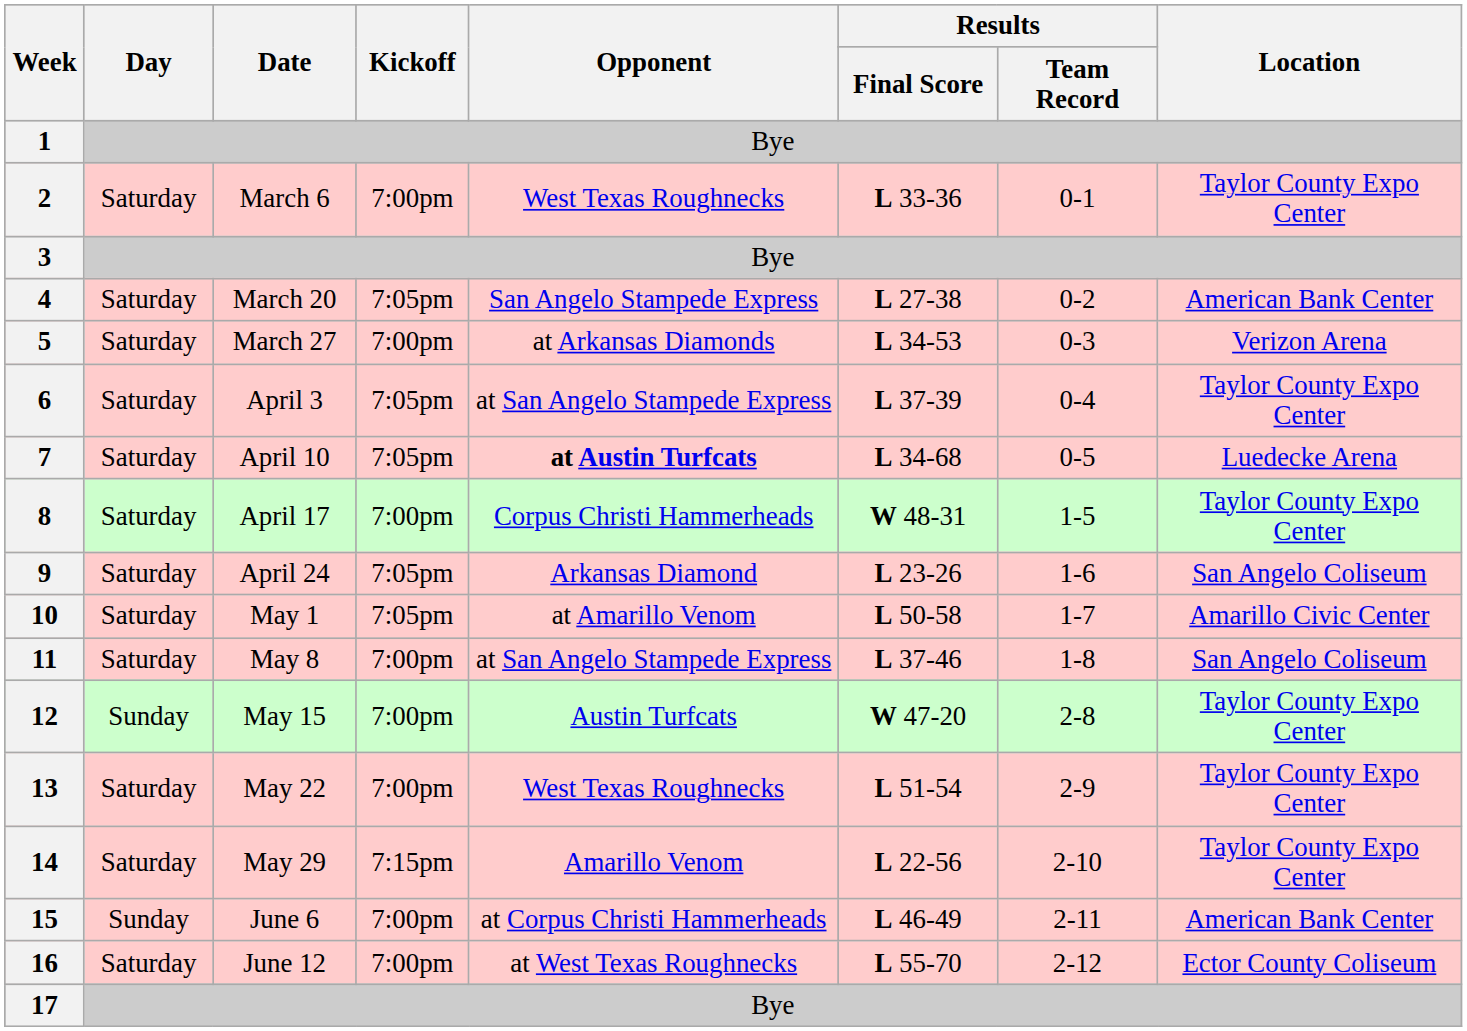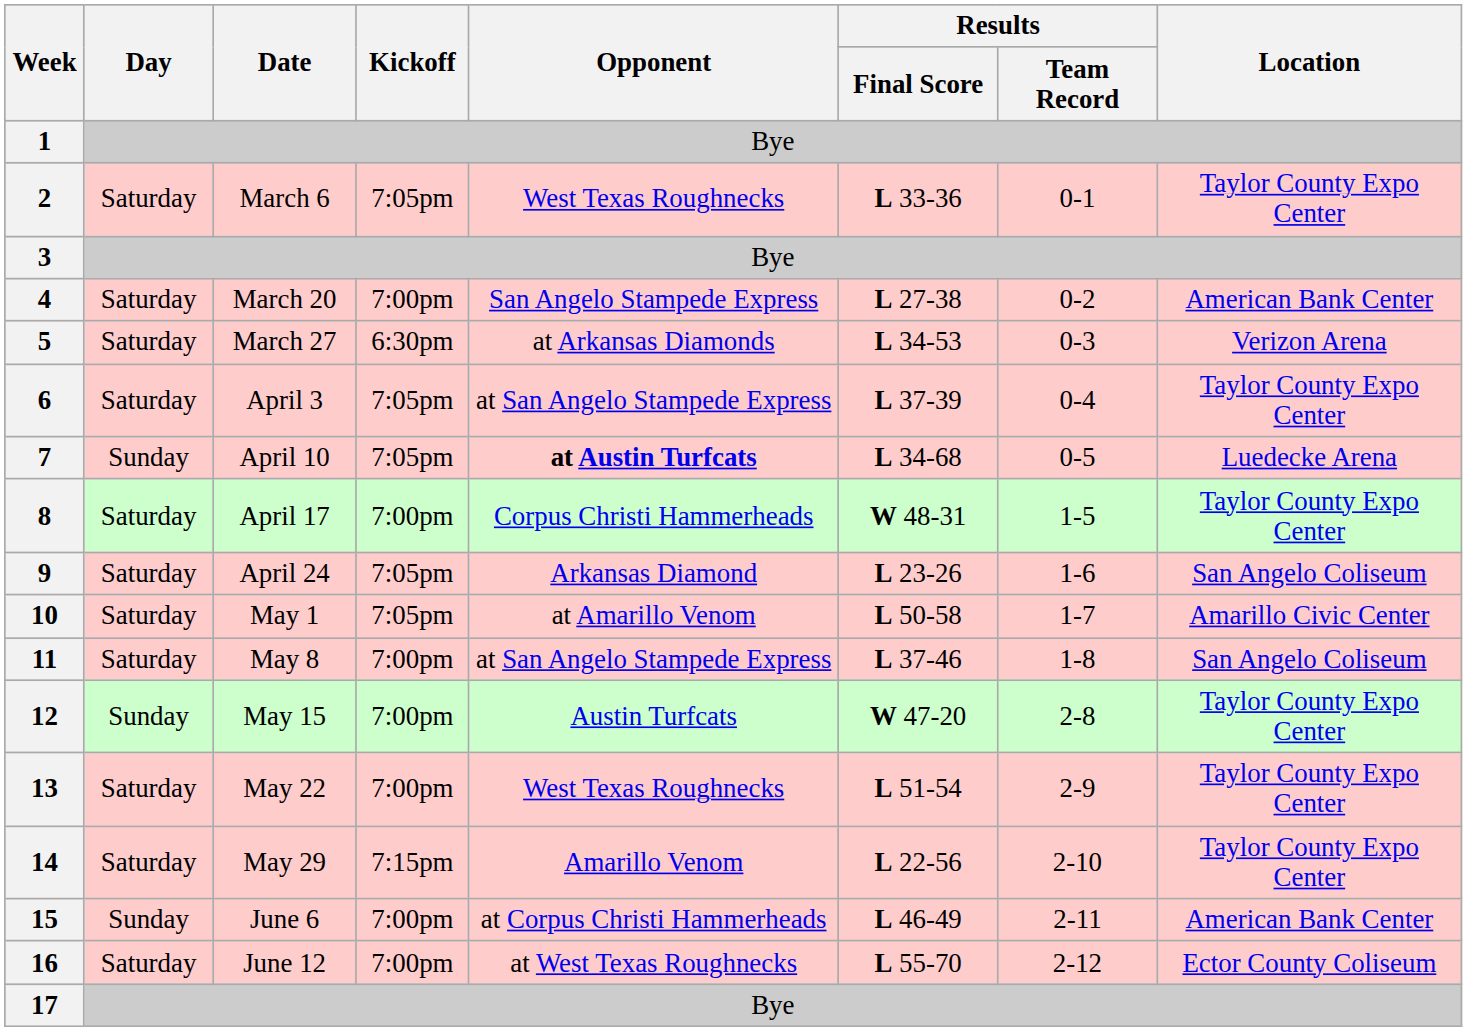(412, 199) 7:00pm -> (412, 199) 7:05pm
(412, 299) 7:05pm -> (412, 299) 7:00pm
(412, 342) 7:00pm -> (412, 342) 6:30pm
(149, 457) Saturday -> (149, 457) Sunday
